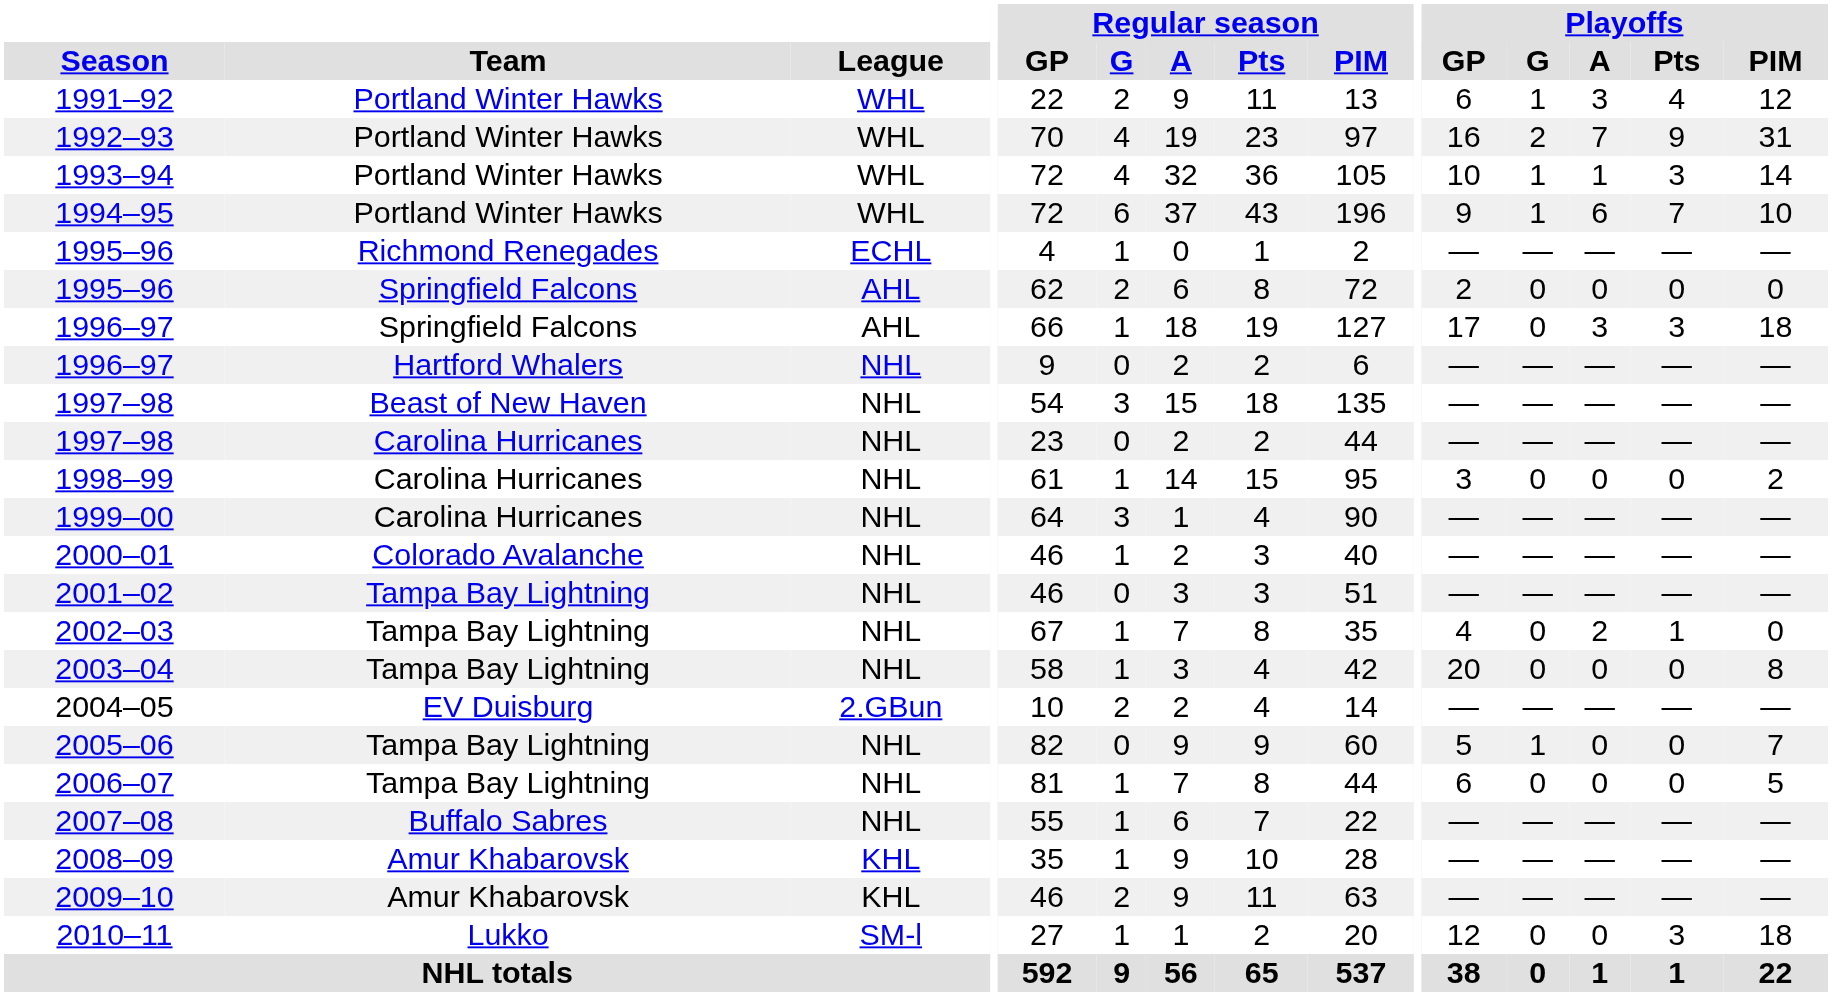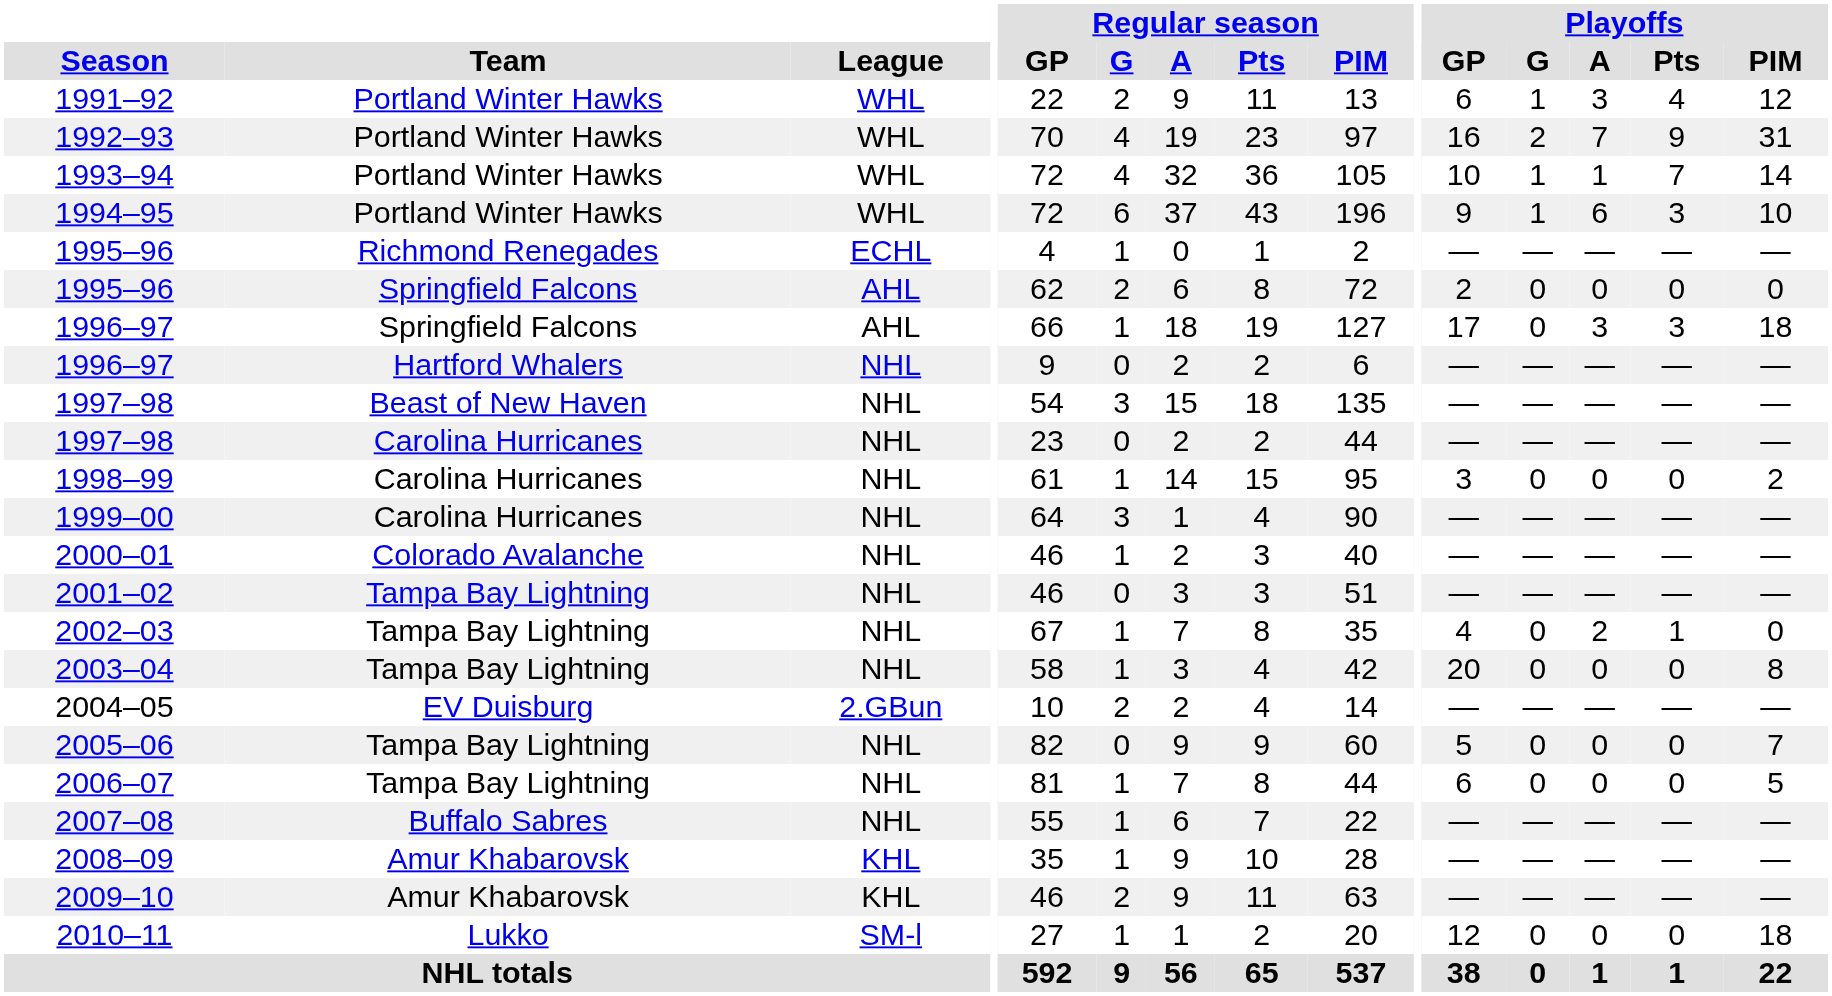(1677, 174) 3 -> (1677, 174) 7
(1677, 212) 7 -> (1677, 212) 3
(1538, 744) 1 -> (1538, 744) 0
(1677, 934) 3 -> (1677, 934) 0
